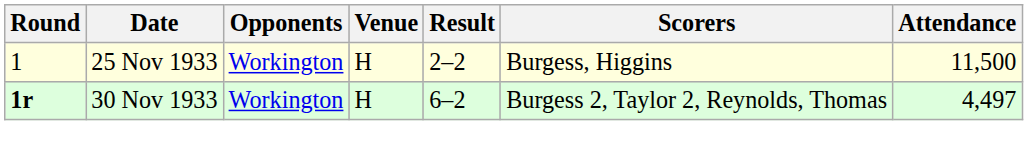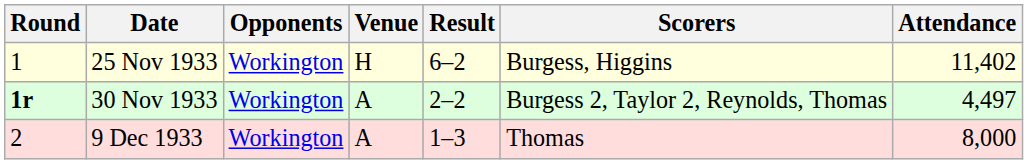(447, 61) 2–2 -> (447, 61) 6–2
(984, 61) 11,500 -> (984, 61) 11,402
(363, 100) H -> (363, 100) A
(447, 100) 6–2 -> (447, 100) 2–2
+ row: (147, 138)
